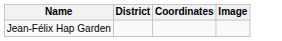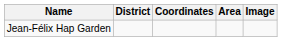+ column: (230, 12)
